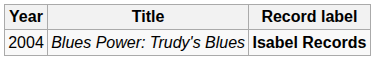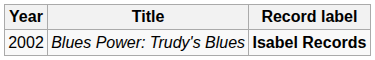(26, 42) 2004 -> (26, 42) 2002
